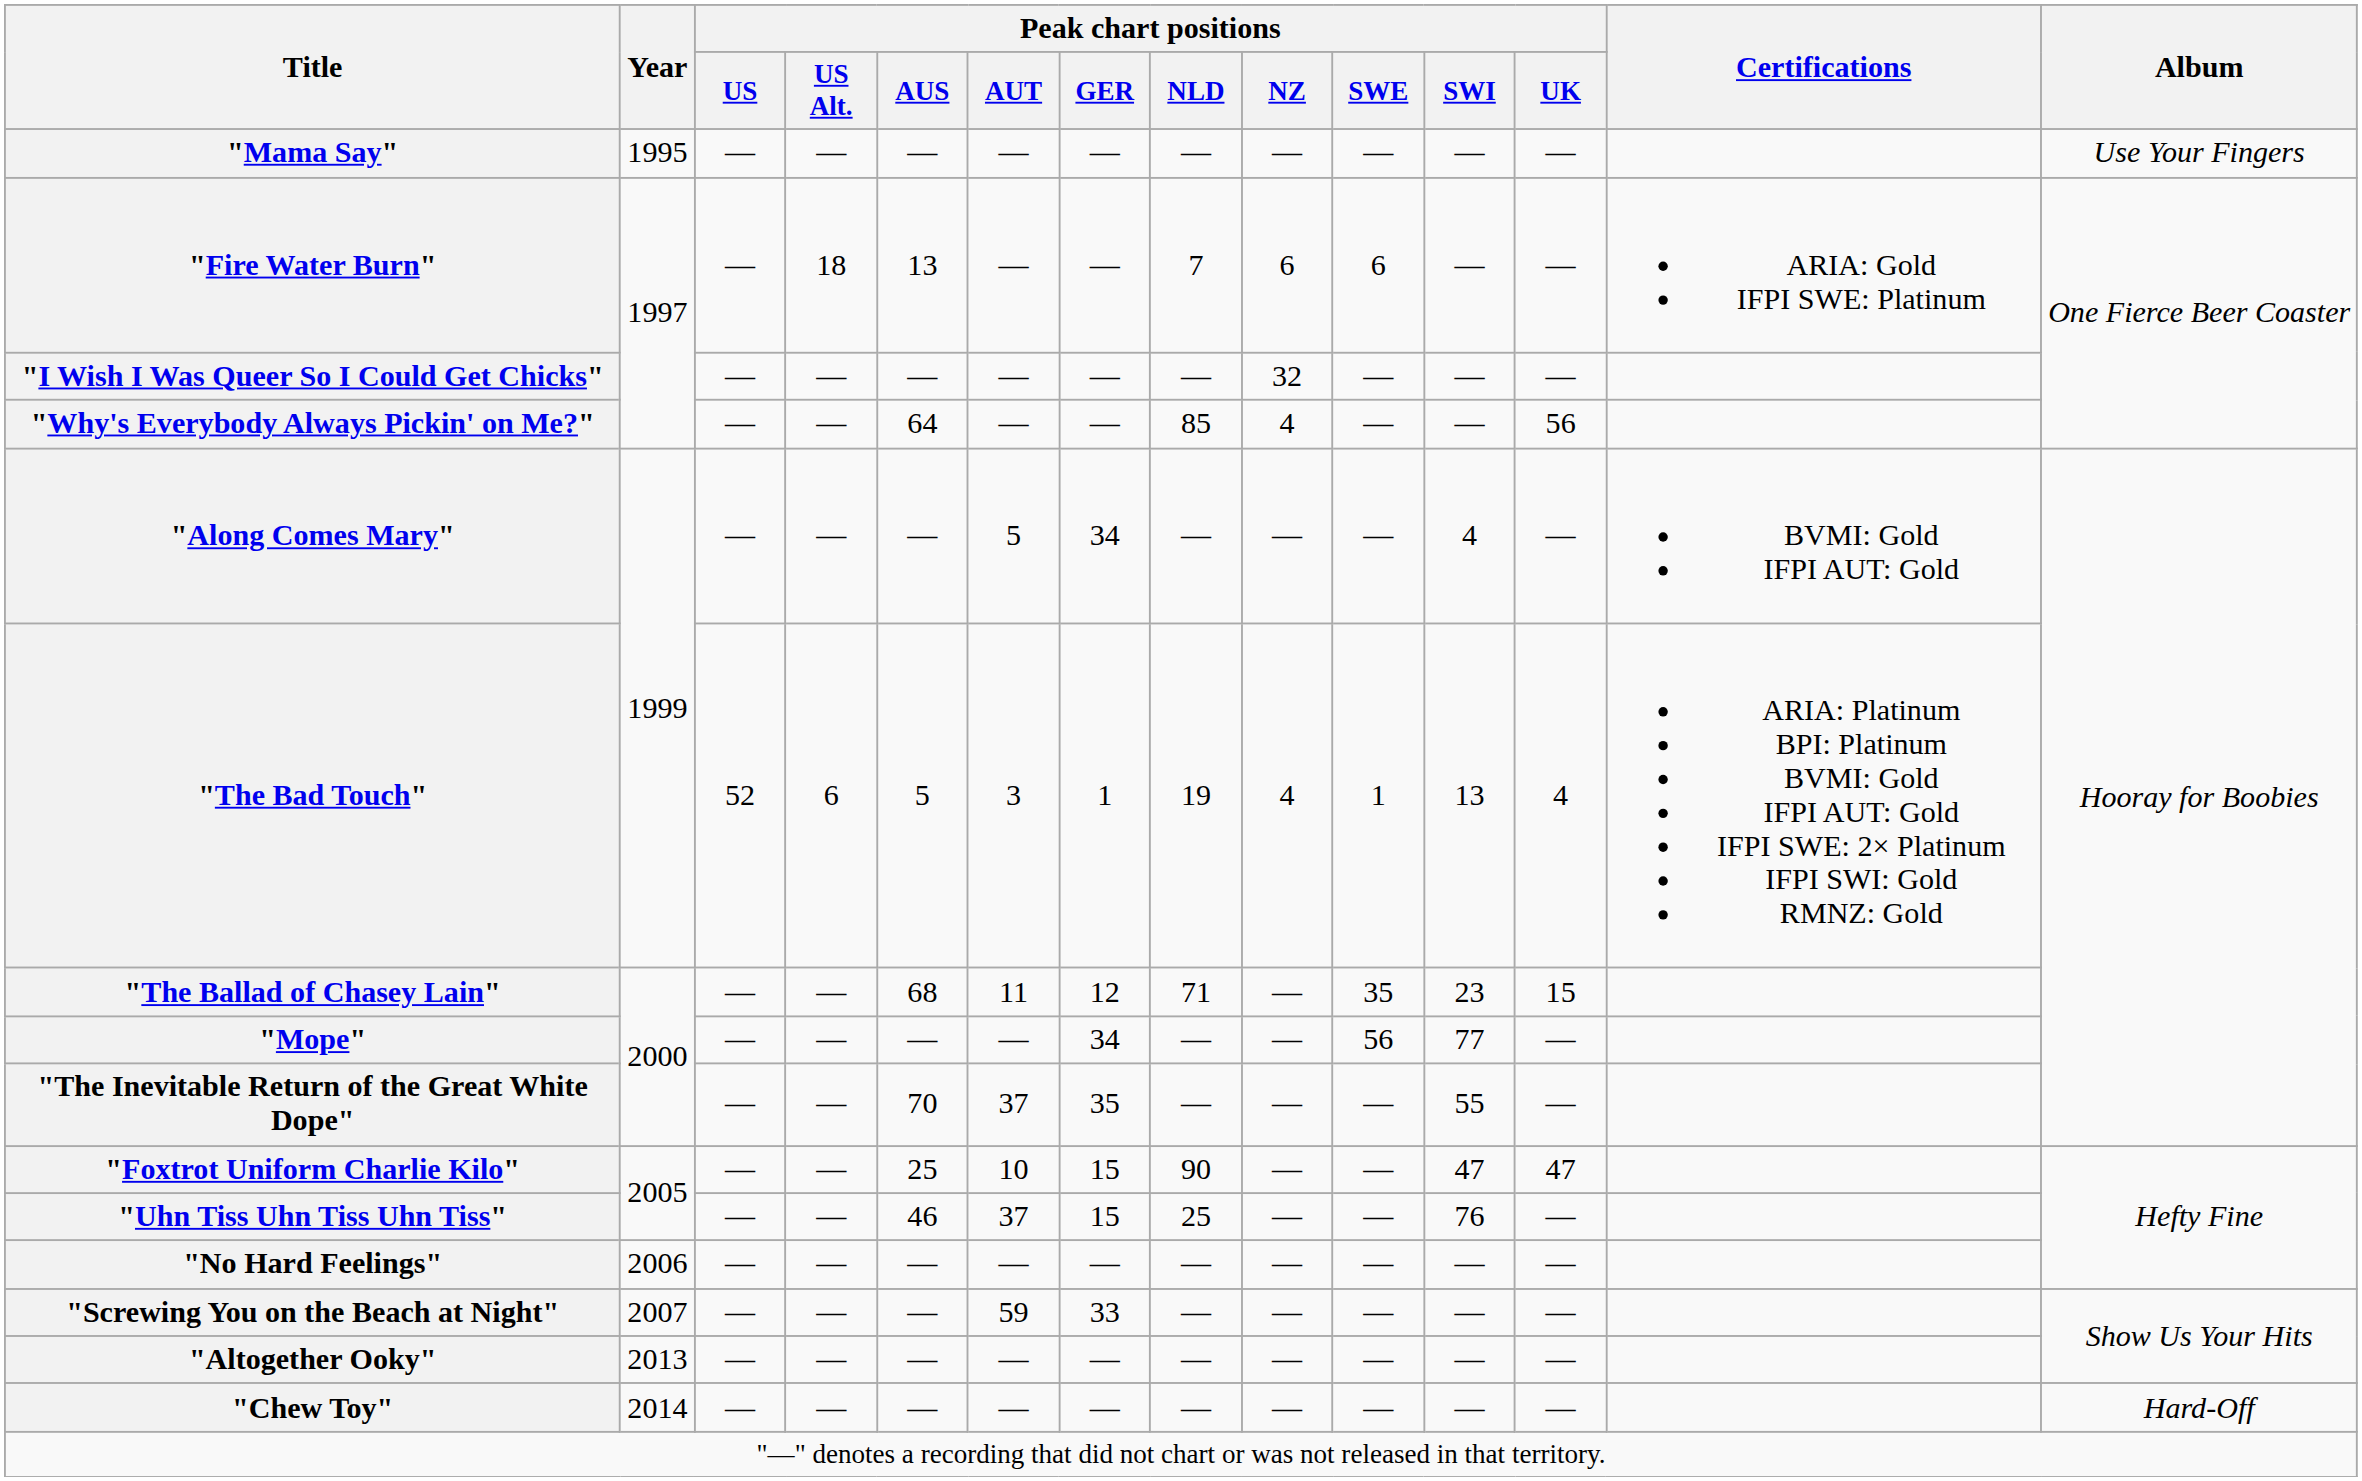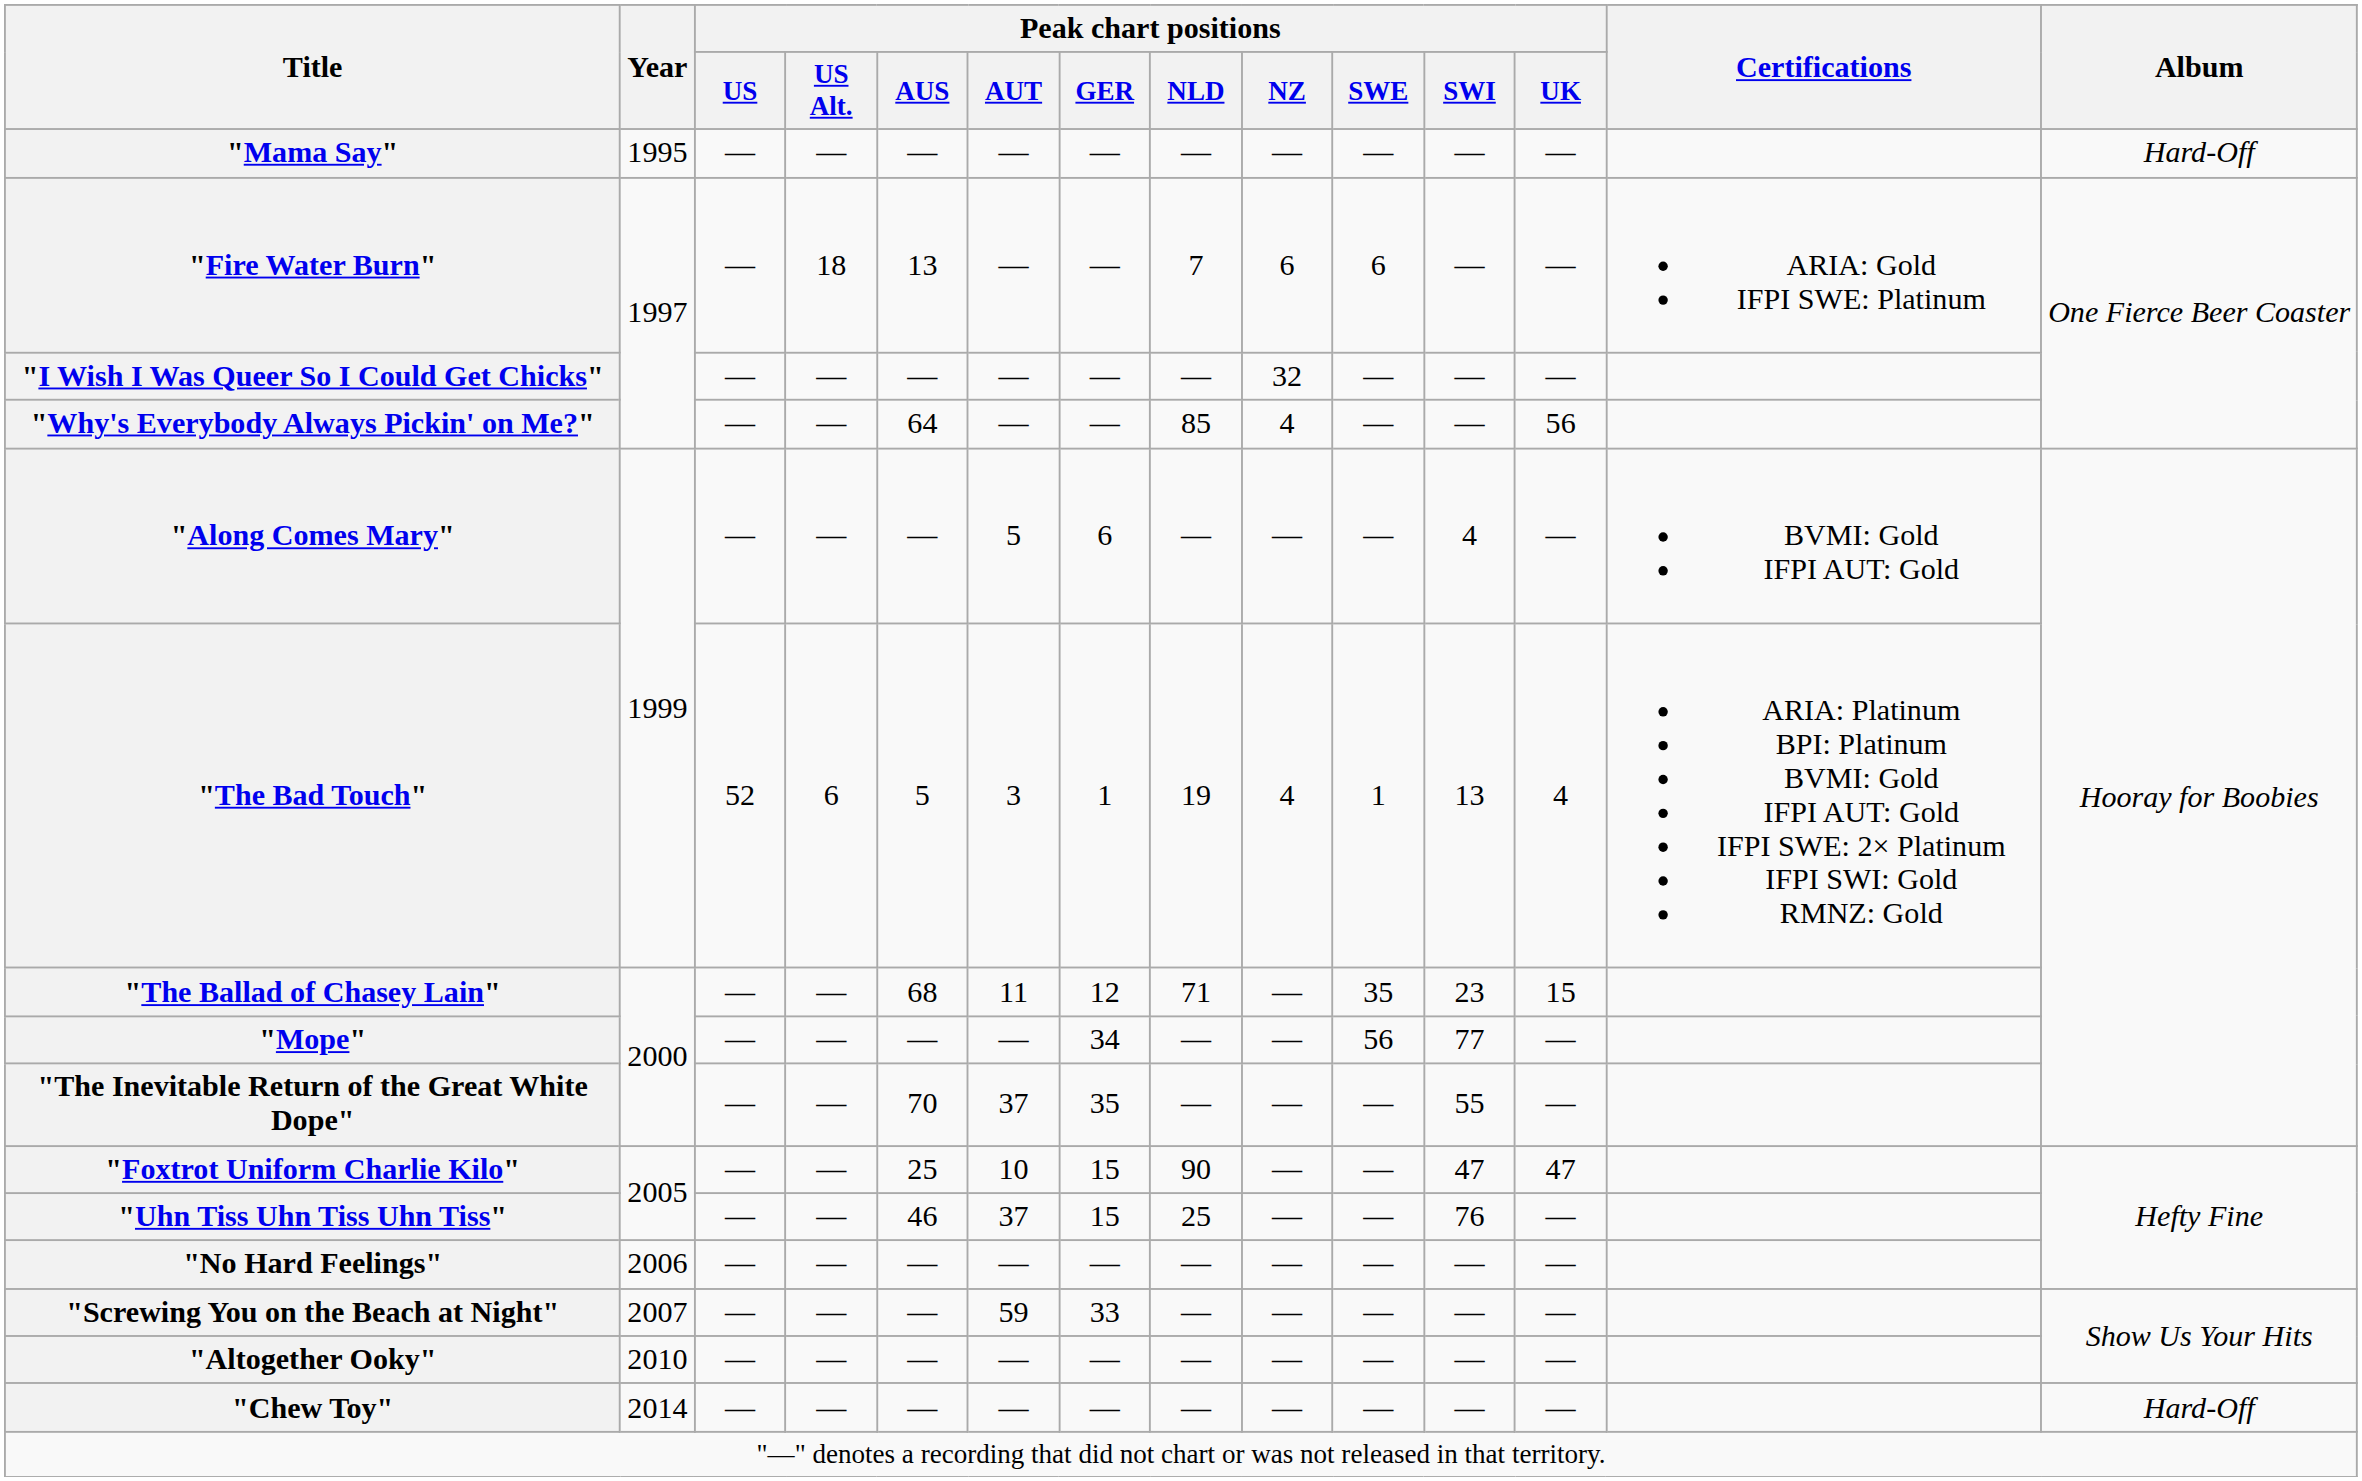(2199, 152) Use Your Fingers -> (2199, 152) Hard-Off
(1105, 535) 34 -> (1105, 535) 6
(657, 1359) 2013 -> (657, 1359) 2010
